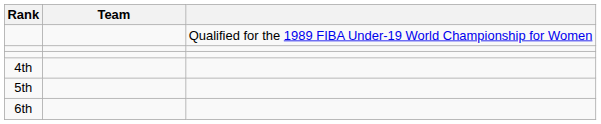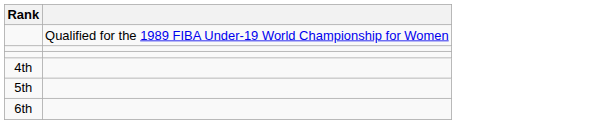- column: (114, 14)
